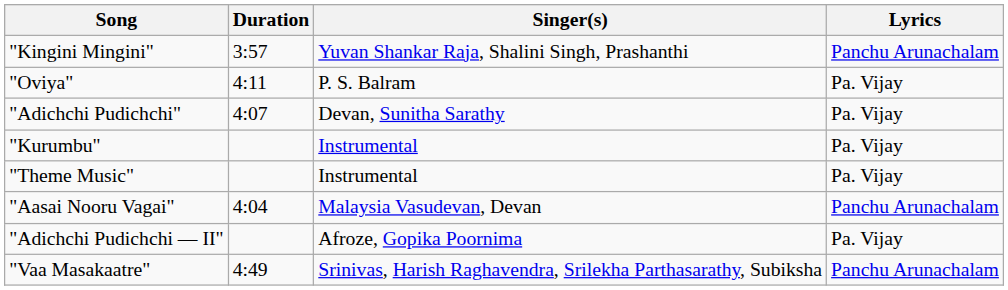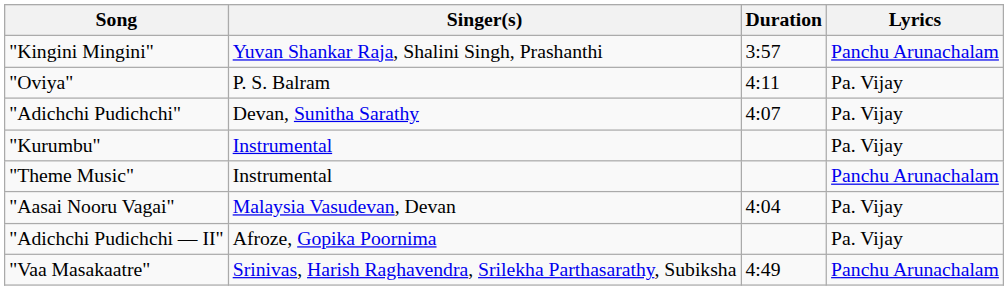columns swapped: (570, 20) <-> (271, 20)
(867, 176) Pa. Vijay -> (915, 176) Panchu Arunachalam
(915, 207) Panchu Arunachalam -> (867, 207) Pa. Vijay
